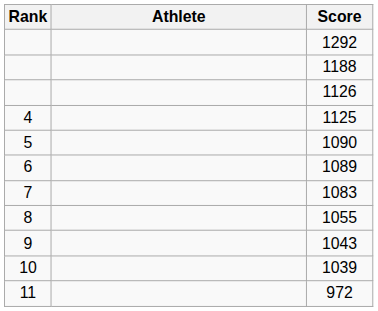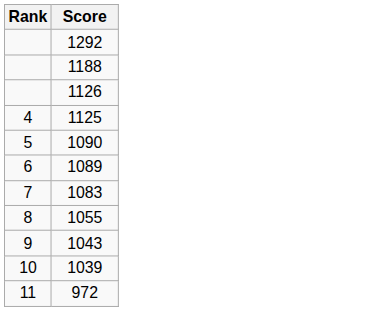- column: (179, 17)
